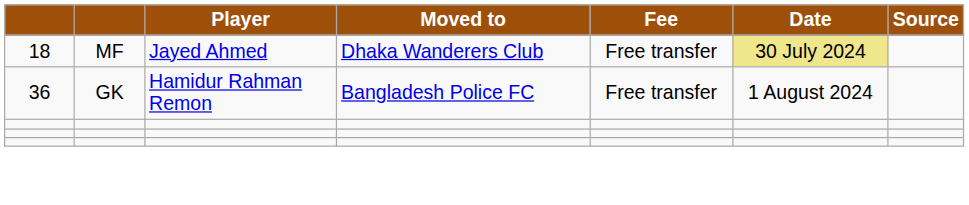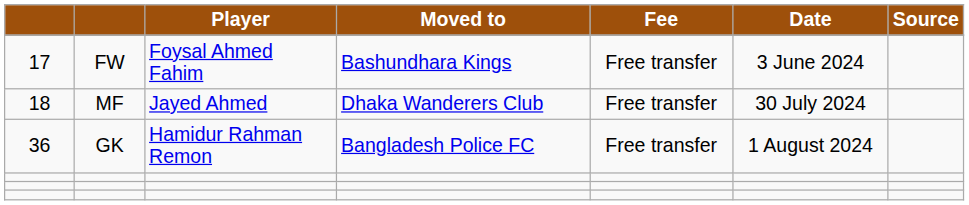+ row: (40, 61)
(810, 50) khaki background -> (810, 103) no background
